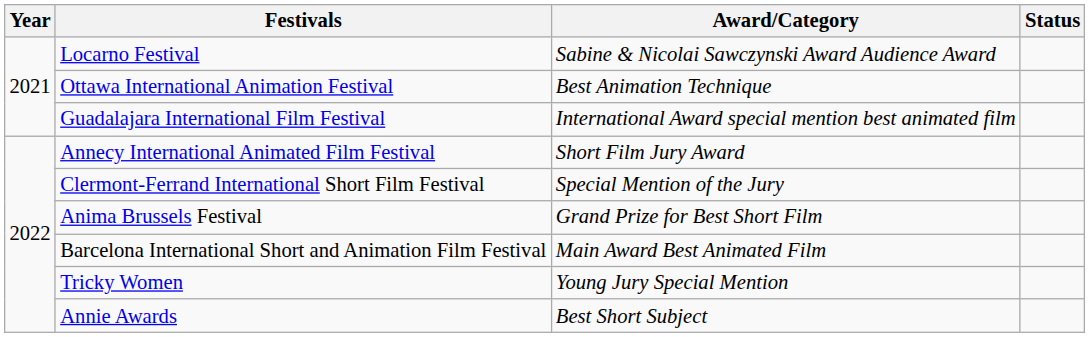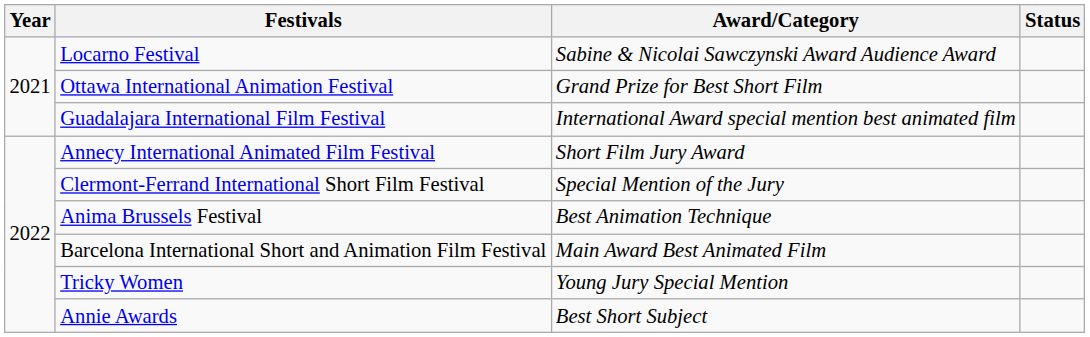(664, 86) Best Animation Technique -> (689, 86) Grand Prize for Best Short Film
(689, 217) Grand Prize for Best Short Film -> (664, 217) Best Animation Technique
